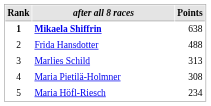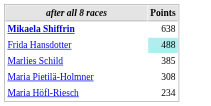- column: (19, 13)
(195, 45) no background -> (168, 45) paleturquoise background
(195, 61) 313 -> (168, 61) 385
